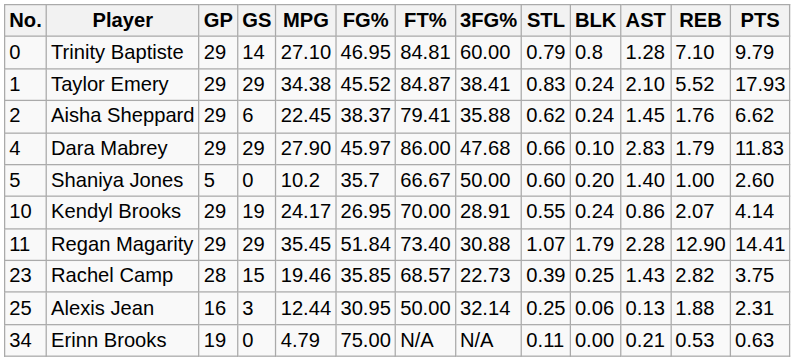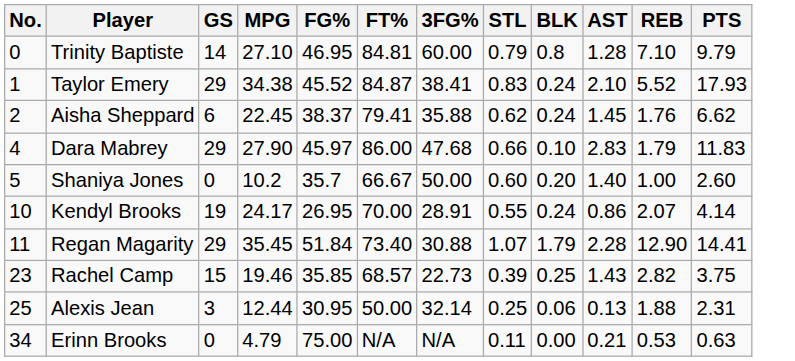- column: (218, 20)
